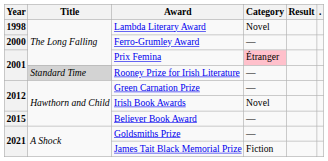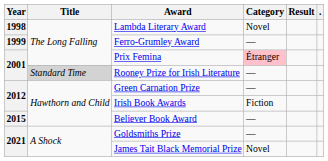(16, 42) 2000 -> (16, 42) 1999
(258, 103) Novel -> (260, 103) Fiction
(260, 149) Fiction -> (258, 149) Novel
